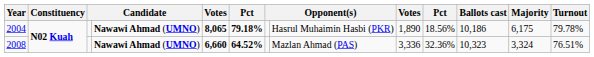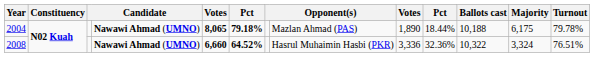(333, 28) Hasrul Muhaimin Hasbi (PKR) -> (315, 28) Mazlan Ahmad (PAS)
(440, 28) 18.56% -> (440, 28) 18.44%
(473, 28) 10,186 -> (473, 28) 10,188
(315, 44) Mazlan Ahmad (PAS) -> (333, 44) Hasrul Muhaimin Hasbi (PKR)
(473, 44) 10,323 -> (473, 44) 10,322
